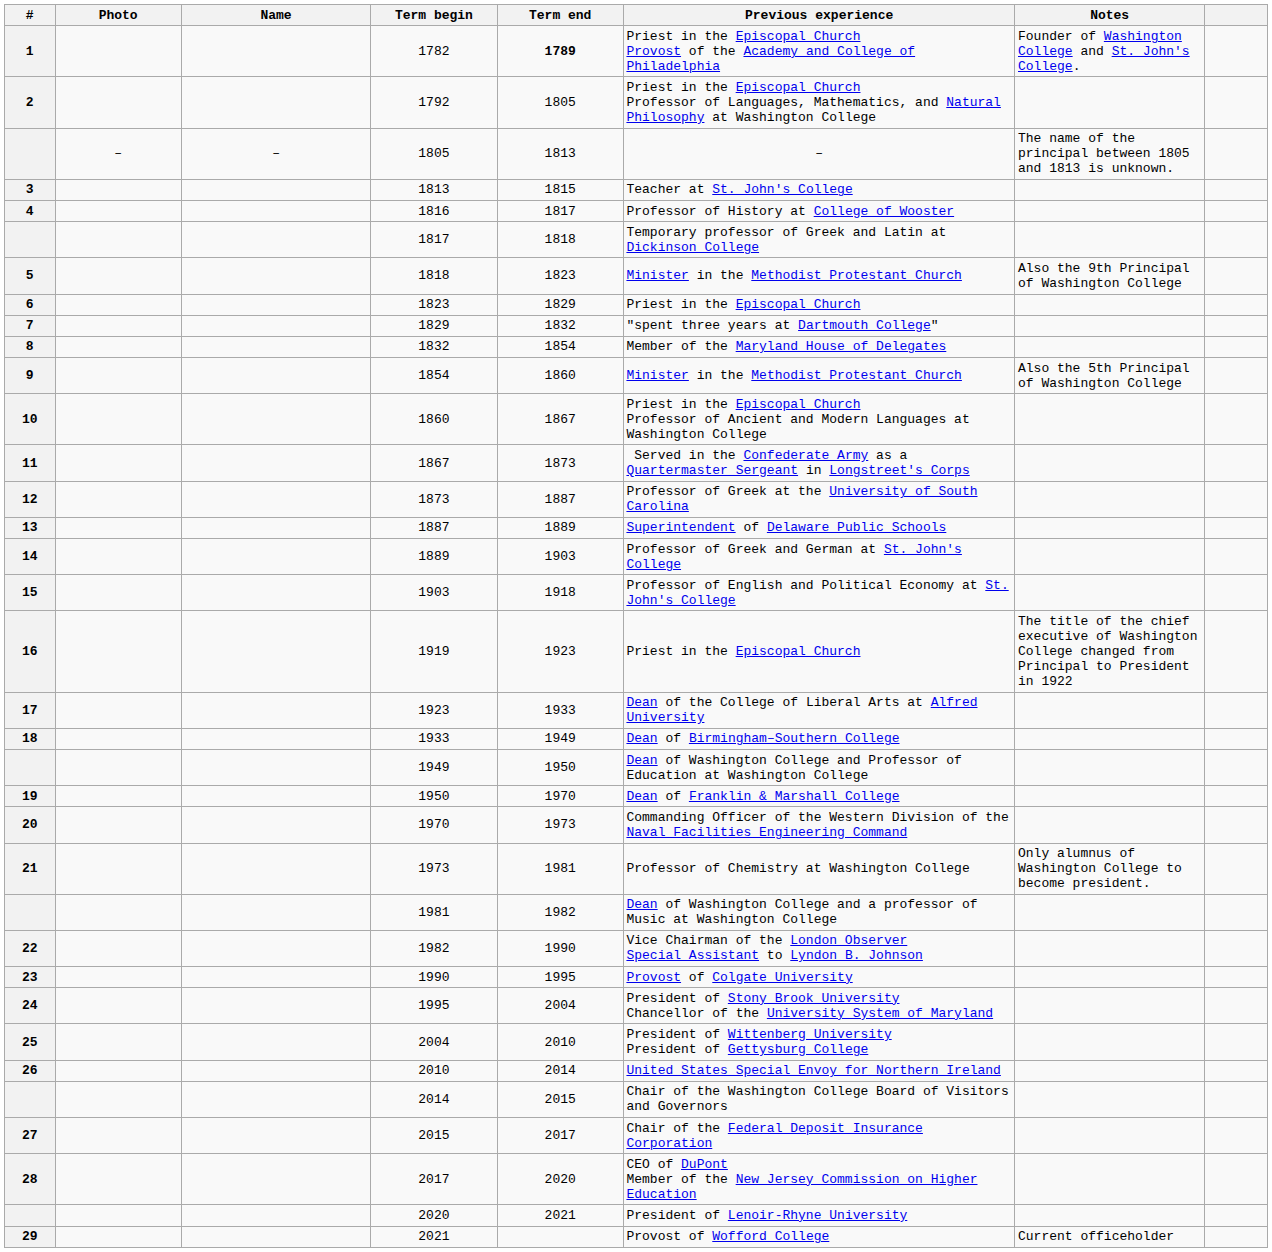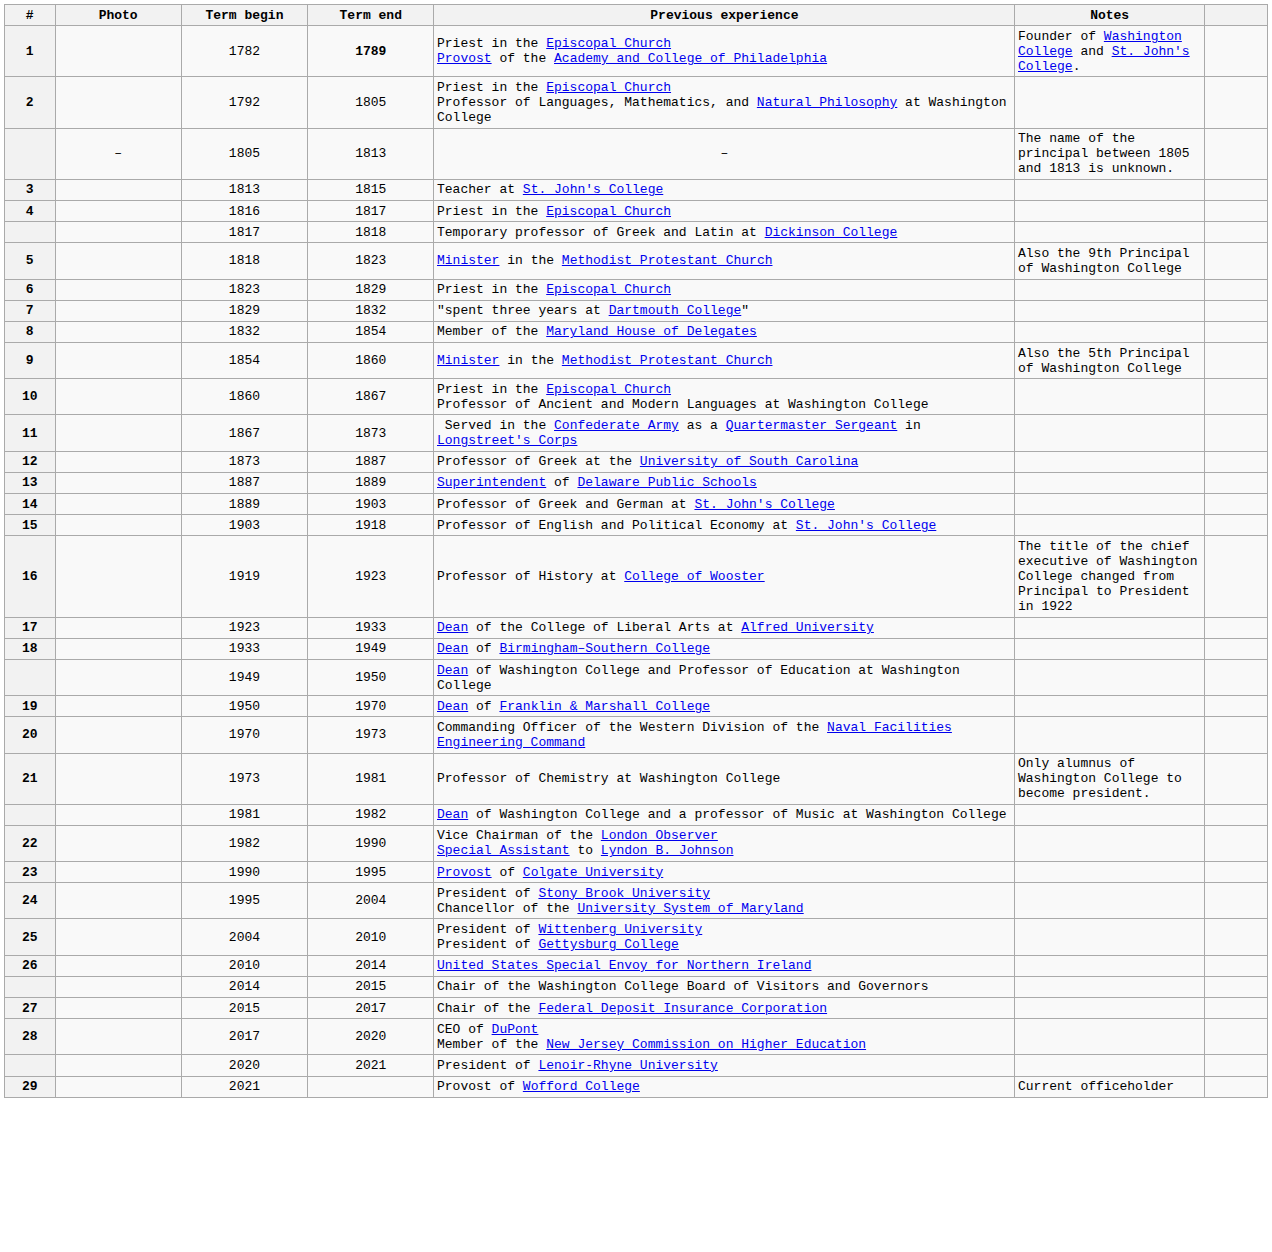- column: (276, 15)
(790, 211) Professor of History at College of Wooster -> (554, 211) Priest in the Episcopal Church
(743, 651) Priest in the Episcopal Church -> (601, 576) Professor of History at College of Wooster
